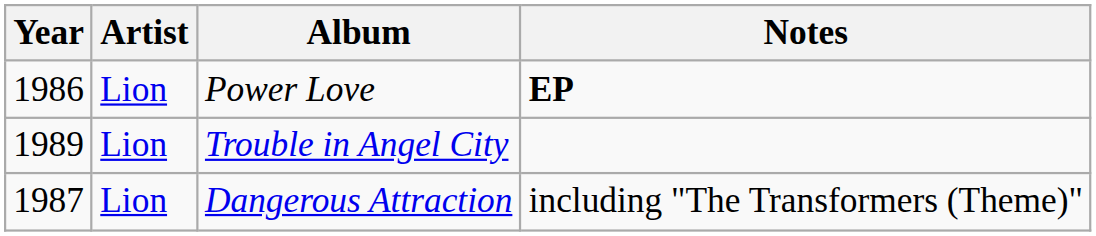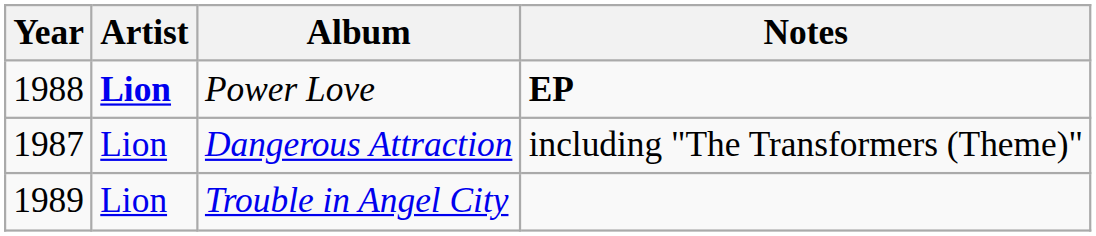(49, 88) 1986 -> (49, 88) 1988
(134, 88) normal -> (136, 88) bold
rows swapped: (359, 200) <-> (357, 144)
